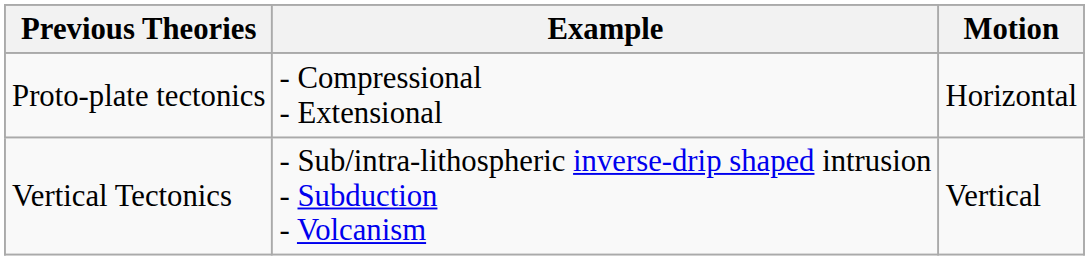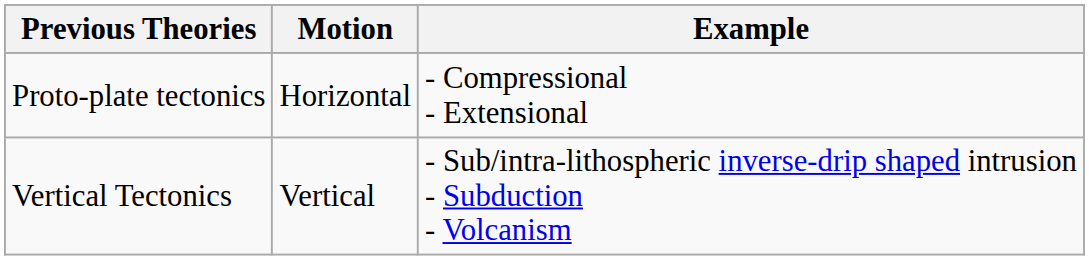columns swapped: (1011, 28) <-> (605, 28)
